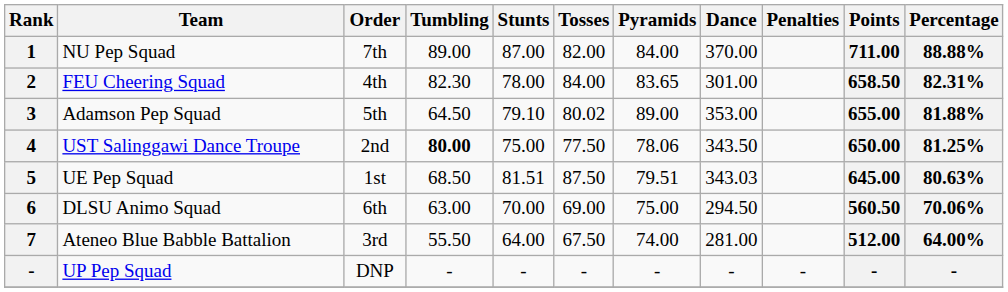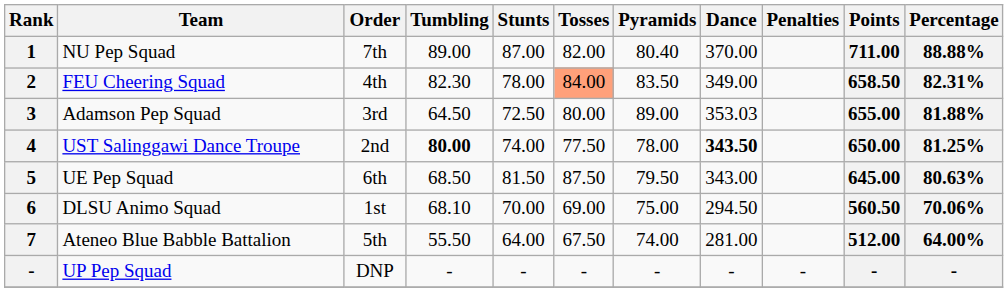(657, 51) 84.00 -> (657, 51) 80.40
(584, 83) no background -> (584, 83) lightsalmon background
(657, 83) 83.65 -> (657, 83) 83.50
(731, 83) 301.00 -> (731, 83) 349.00
(375, 114) 5th -> (375, 114) 3rd
(523, 114) 79.10 -> (523, 114) 72.50
(584, 114) 80.02 -> (584, 114) 80.00
(731, 114) 353.00 -> (731, 114) 353.03
(523, 145) 75.00 -> (523, 145) 74.00
(657, 145) 78.06 -> (657, 145) 78.00
(731, 145) normal -> (731, 145) bold
(375, 177) 1st -> (375, 177) 6th
(523, 177) 81.51 -> (523, 177) 81.50
(657, 177) 79.51 -> (657, 177) 79.50
(731, 177) 343.03 -> (731, 177) 343.00
(375, 208) 6th -> (375, 208) 1st
(449, 208) 63.00 -> (449, 208) 68.10
(375, 240) 3rd -> (375, 240) 5th
